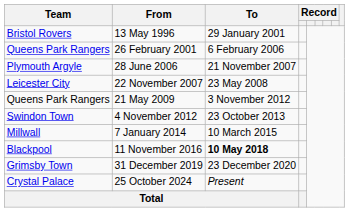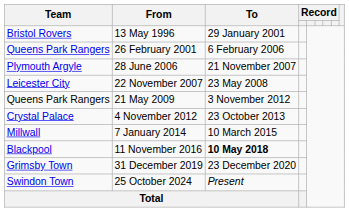(40, 116) Swindon Town -> (40, 116) Crystal Palace
(40, 182) Crystal Palace -> (40, 182) Swindon Town
